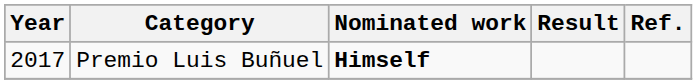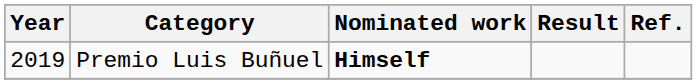(38, 61) 2017 -> (38, 61) 2019
